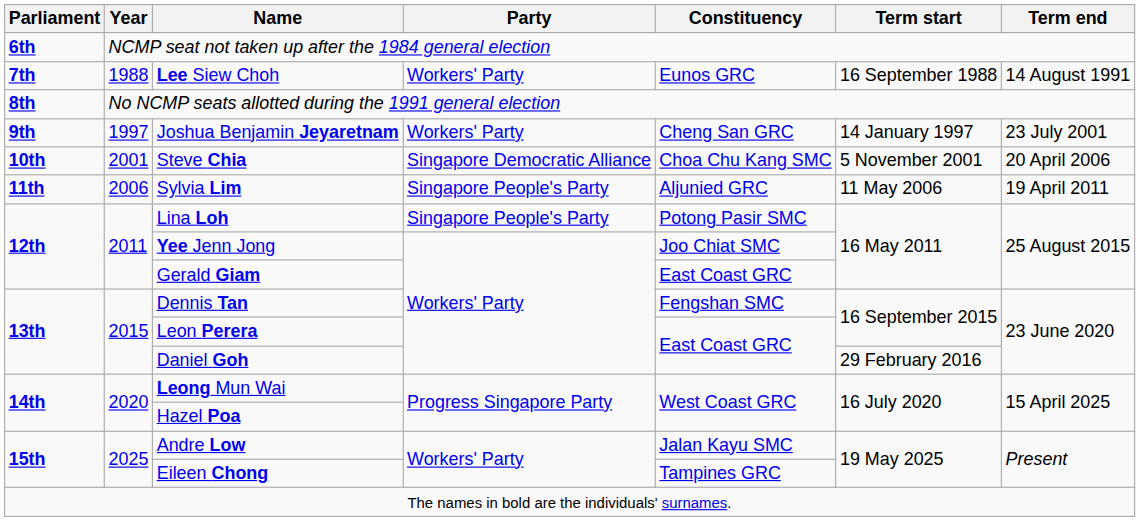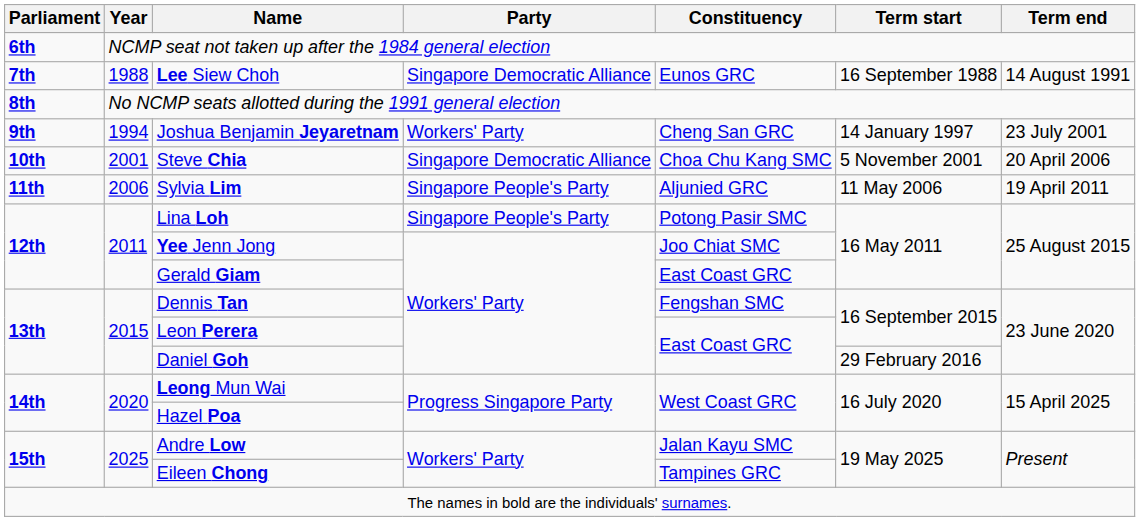(465, 75) Workers' Party -> (529, 75) Singapore Democratic Alliance
(129, 132) 1997 -> (129, 132) 1994
